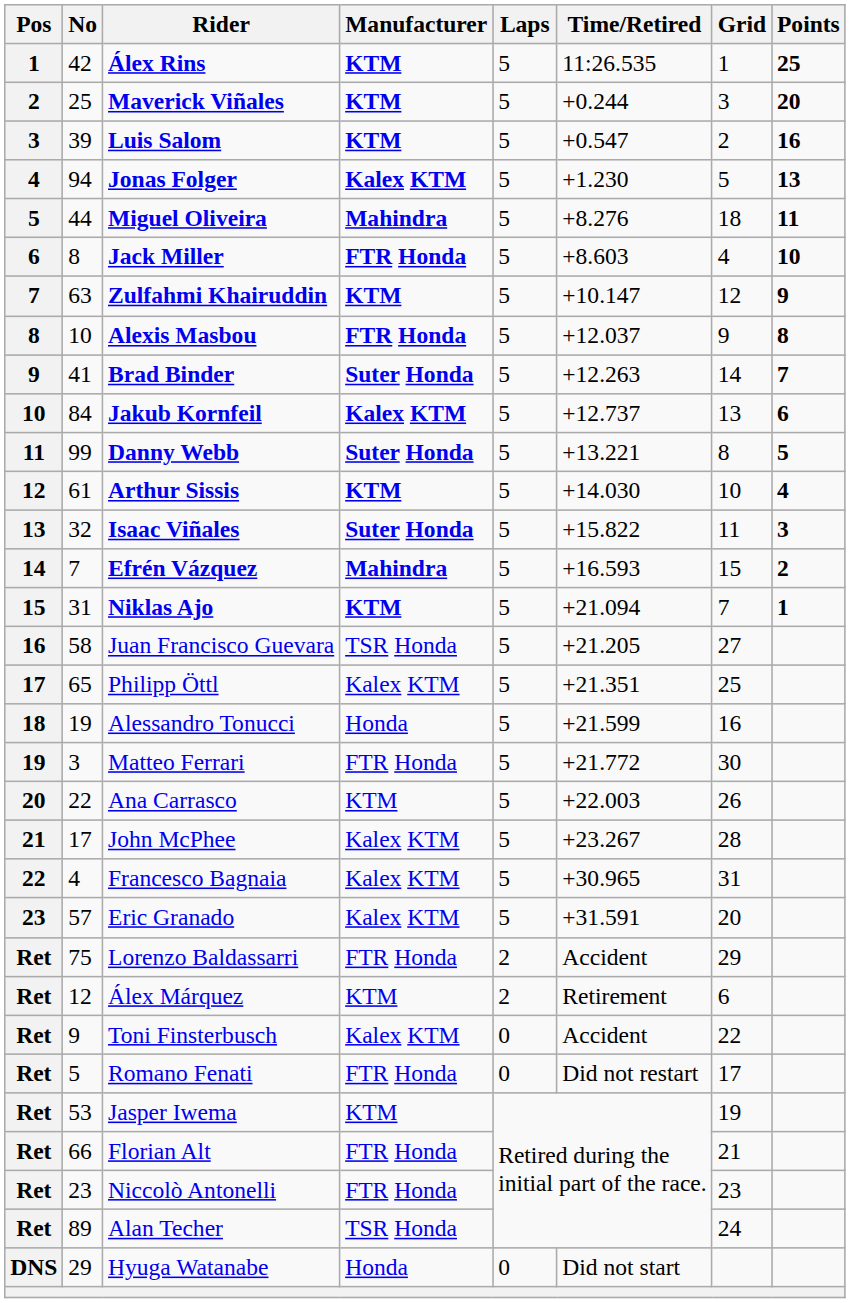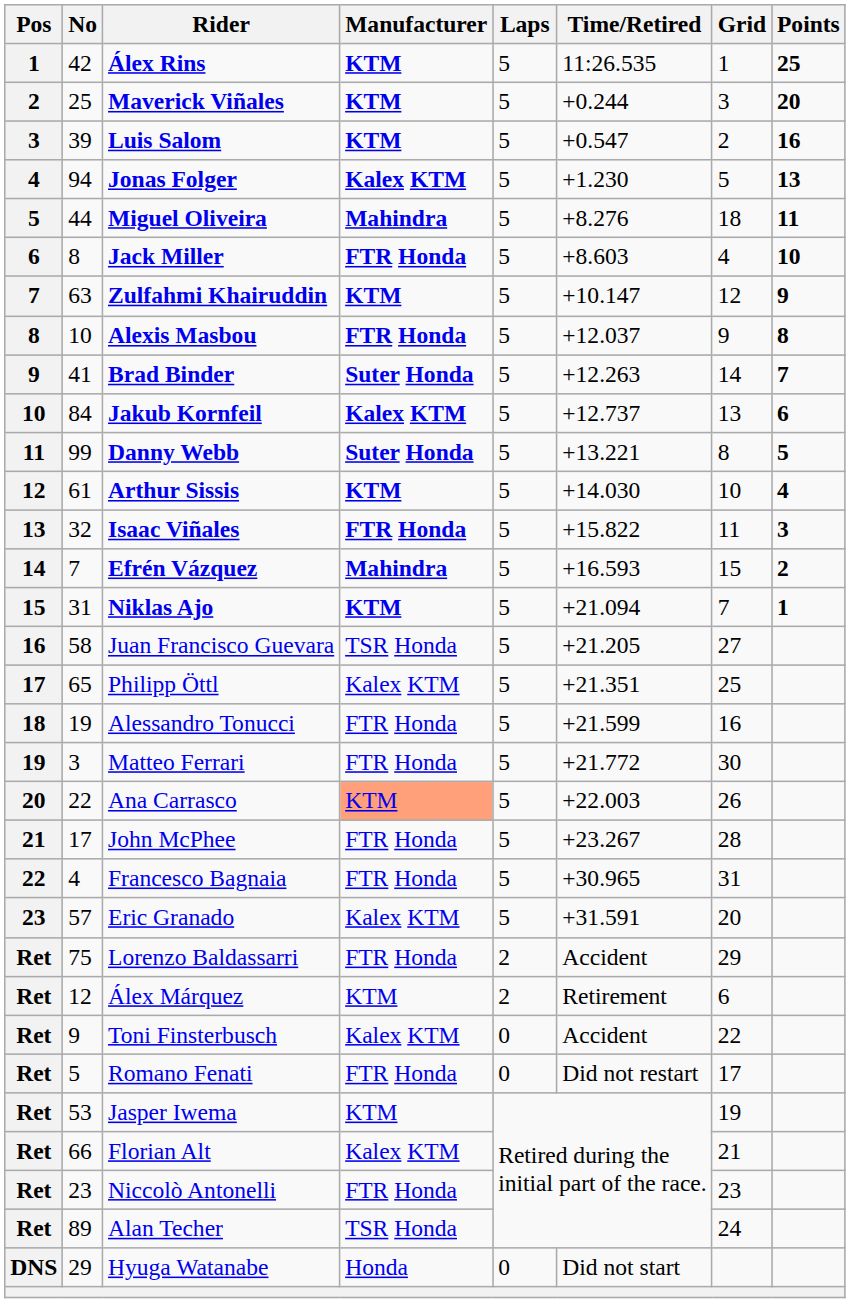(409, 529) Suter Honda -> (406, 529) FTR Honda
(377, 723) Honda -> (401, 723) FTR Honda
(371, 801) no background -> (371, 801) lightsalmon background
(402, 839) Kalex KTM -> (401, 839) FTR Honda
(402, 878) Kalex KTM -> (401, 878) FTR Honda
(401, 1150) FTR Honda -> (402, 1150) Kalex KTM
